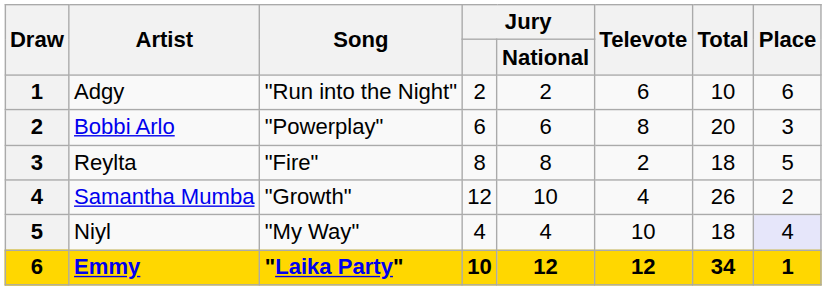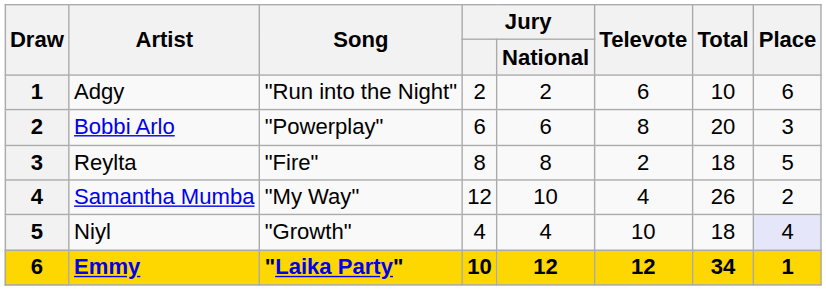(308, 197) "Growth" -> (312, 197) "My Way"
(312, 232) "My Way" -> (308, 232) "Growth"
